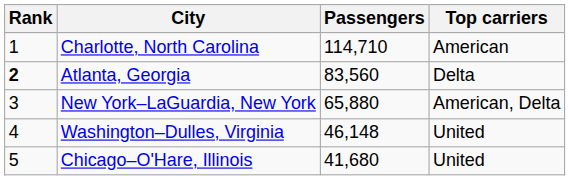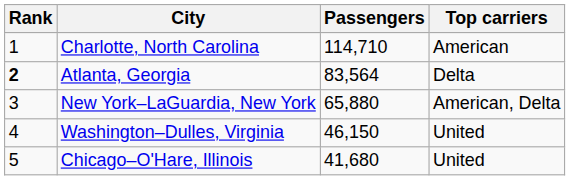(351, 75) 83,560 -> (351, 75) 83,564
(351, 132) 46,148 -> (351, 132) 46,150
